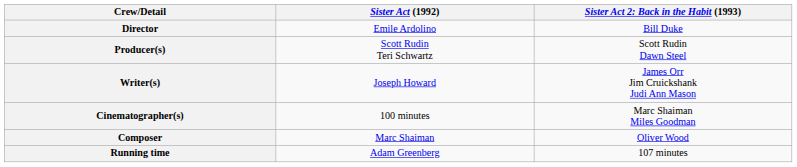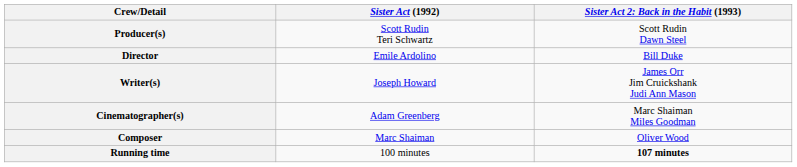rows swapped: (140, 28) <-> (140, 50)
(405, 116) 100 minutes -> (405, 116) Adam Greenberg
(405, 153) Adam Greenberg -> (405, 153) 100 minutes
(663, 153) normal -> (663, 153) bold
